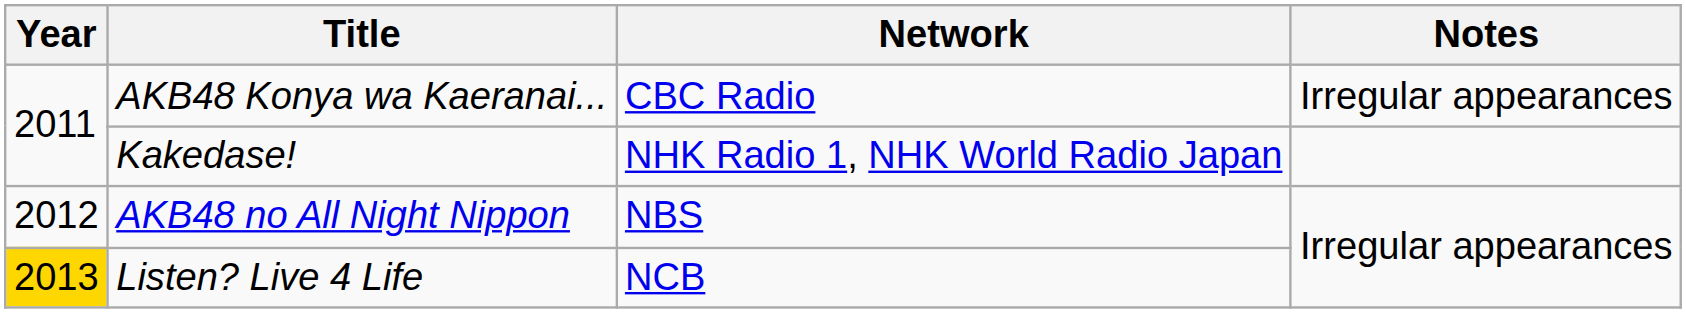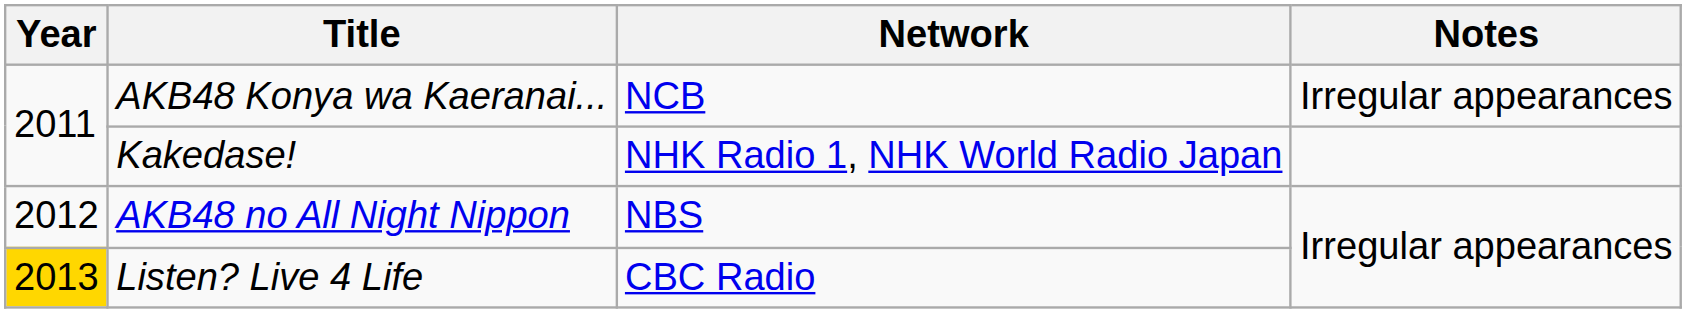(720, 95) CBC Radio -> (665, 95) NCB
(665, 276) NCB -> (720, 276) CBC Radio
